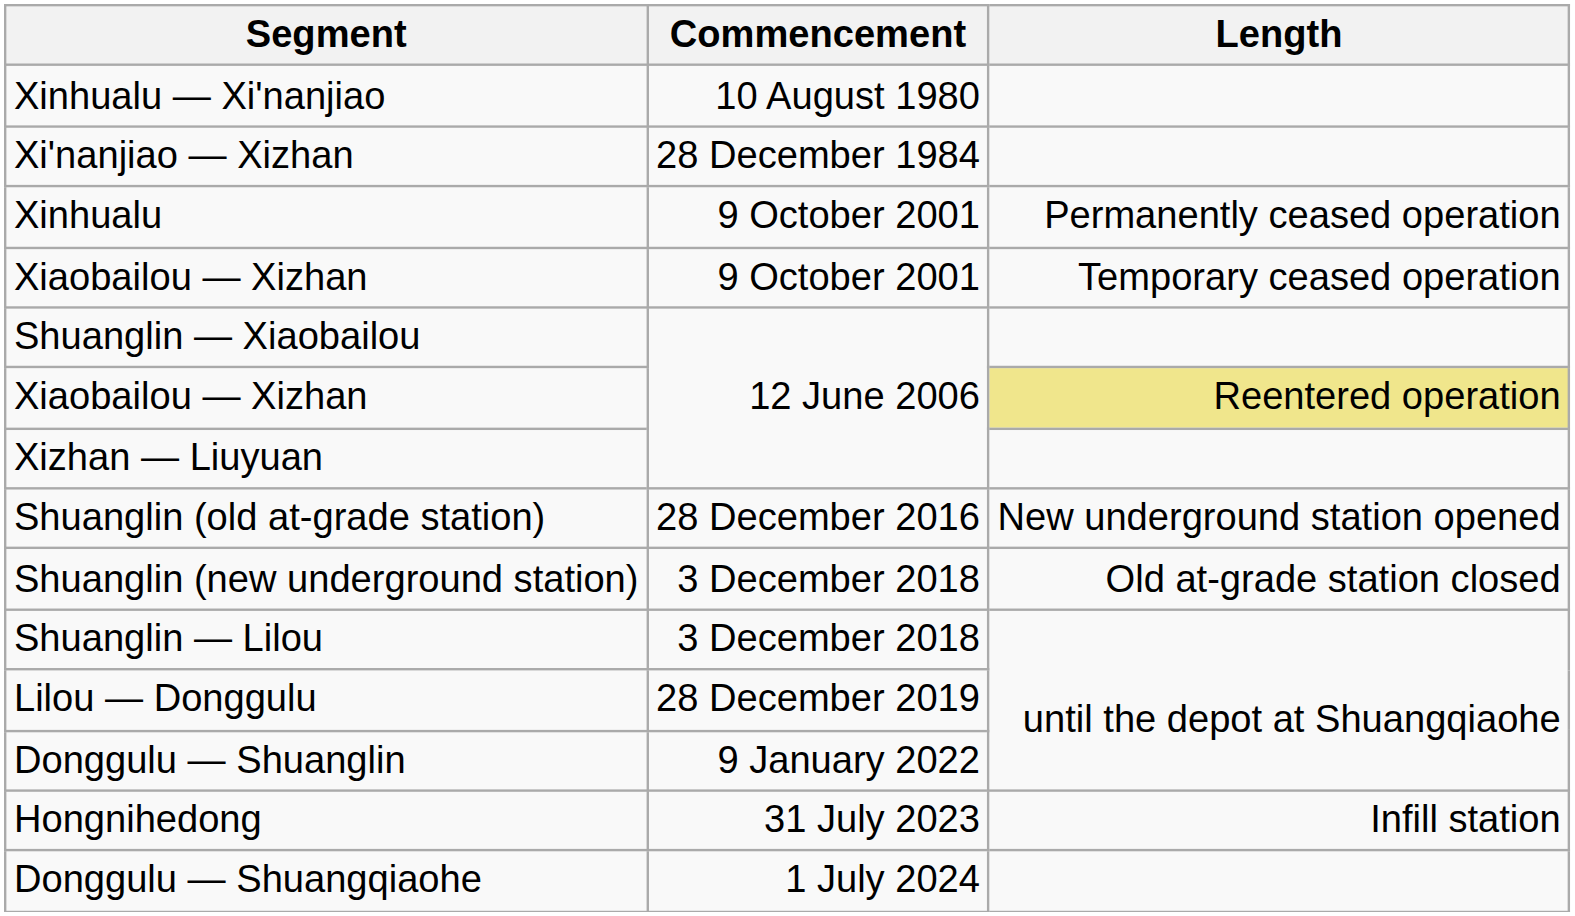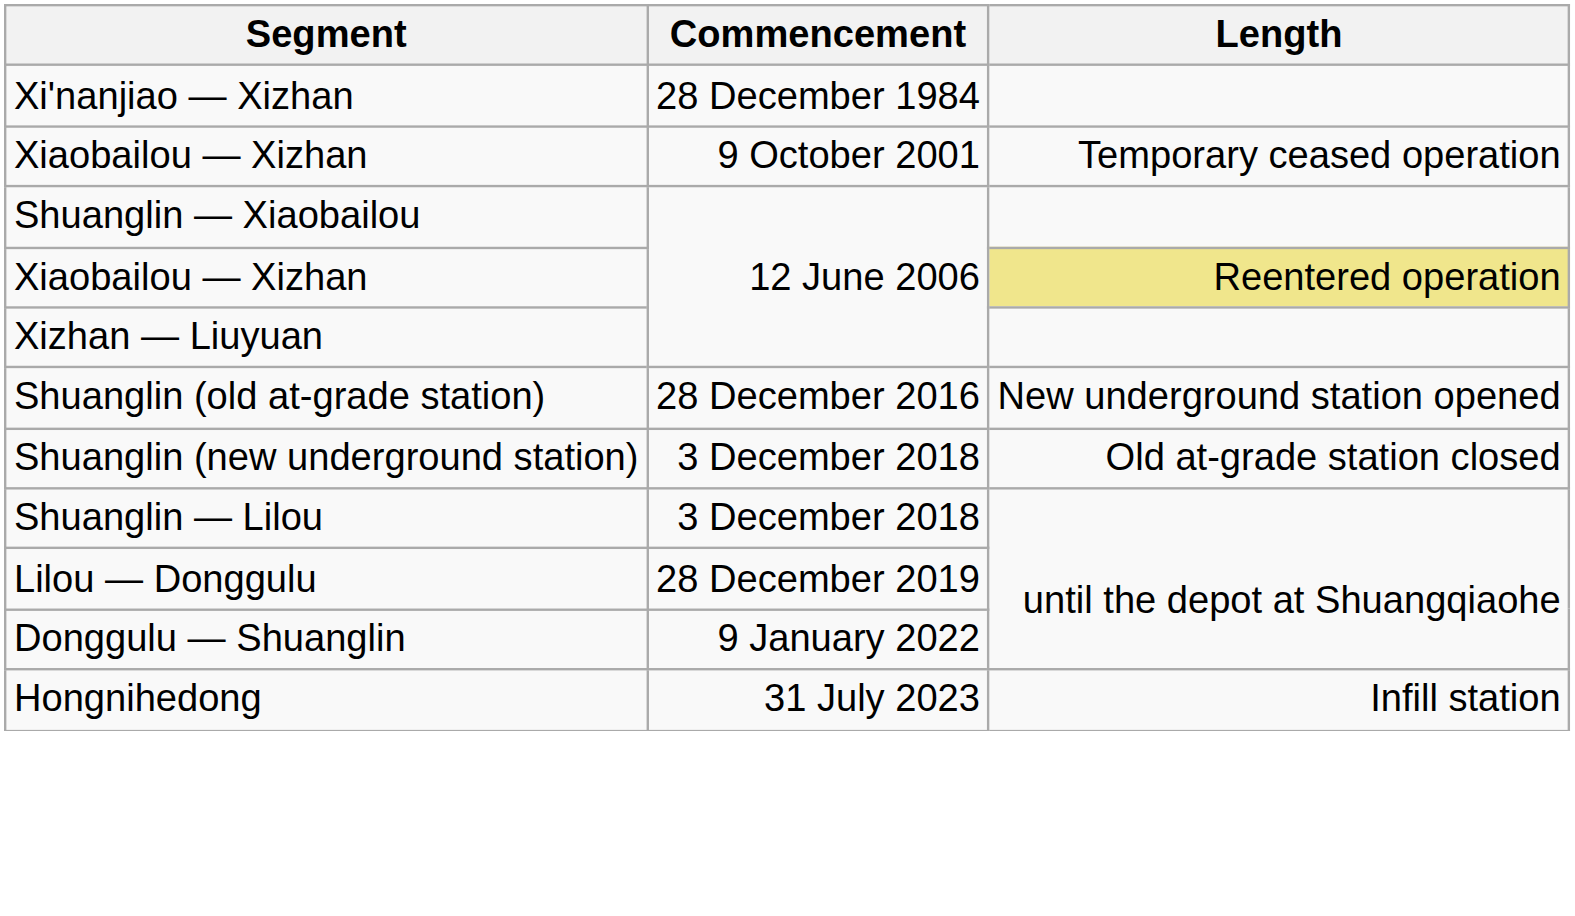- row: (200, 95)
- row: (88, 215)
- row: (248, 880)
